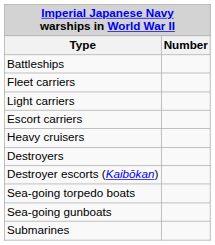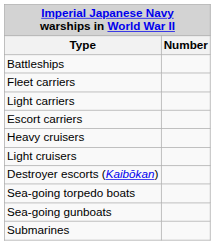+ row: (42, 156)
- row: (35, 156)
